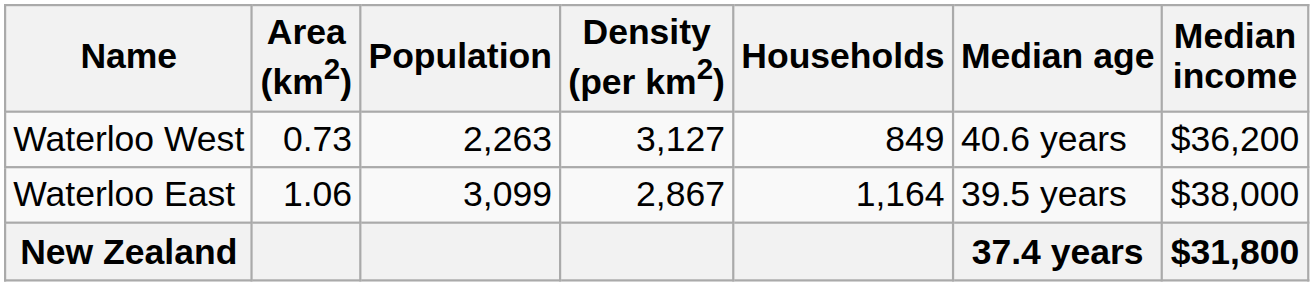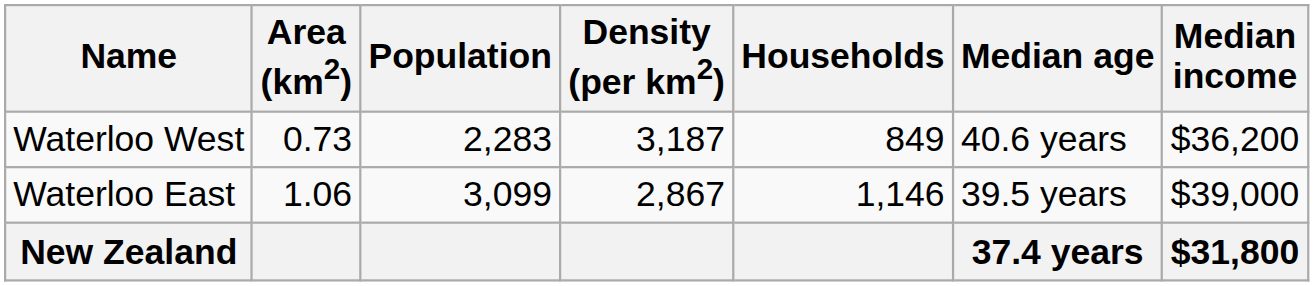(508, 138) 2,263 -> (508, 138) 2,283
(680, 138) 3,127 -> (680, 138) 3,187
(900, 194) 1,164 -> (900, 194) 1,146
(1235, 194) $38,000 -> (1235, 194) $39,000
